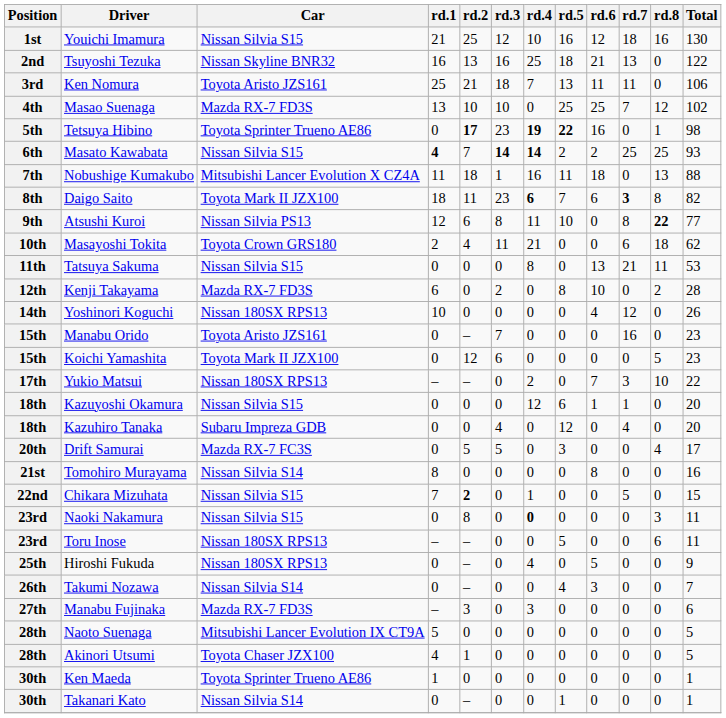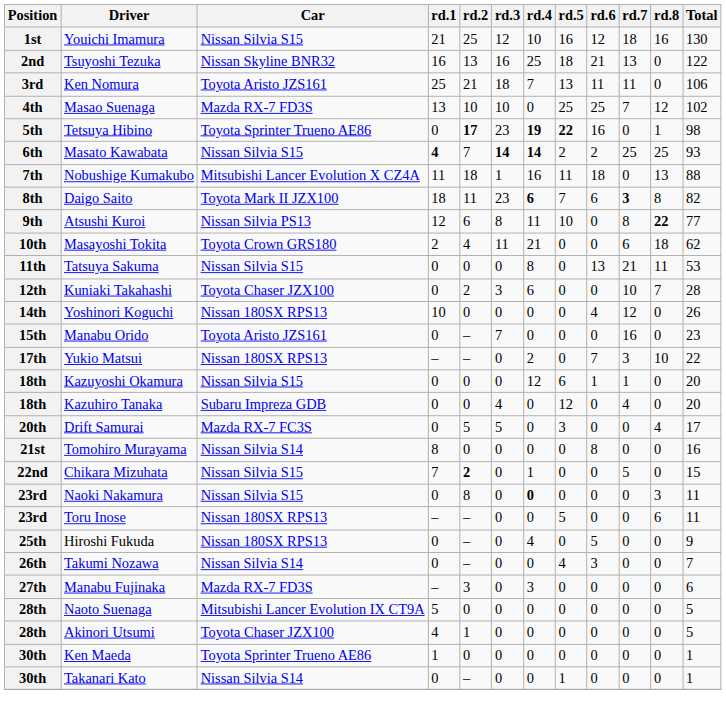- row: (111, 289)
+ row: (118, 289)
- row: (115, 358)
